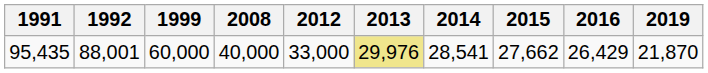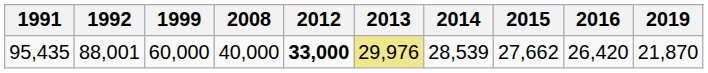(319, 51) normal -> (319, 51) bold
(458, 51) 28,541 -> (458, 51) 28,539
(598, 51) 26,429 -> (598, 51) 26,420
